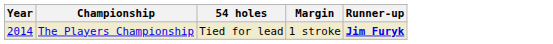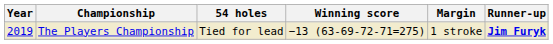+ column: (357, 13)
(20, 31) 2014 -> (20, 31) 2019
